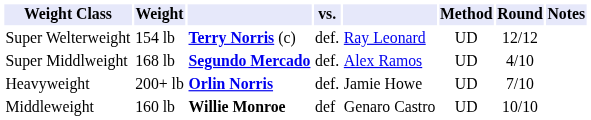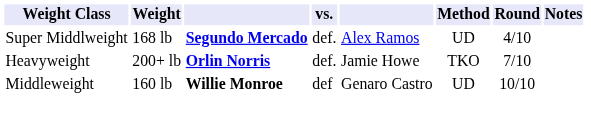- row: (68, 37)
(466, 84) UD -> (463, 61) TKO
